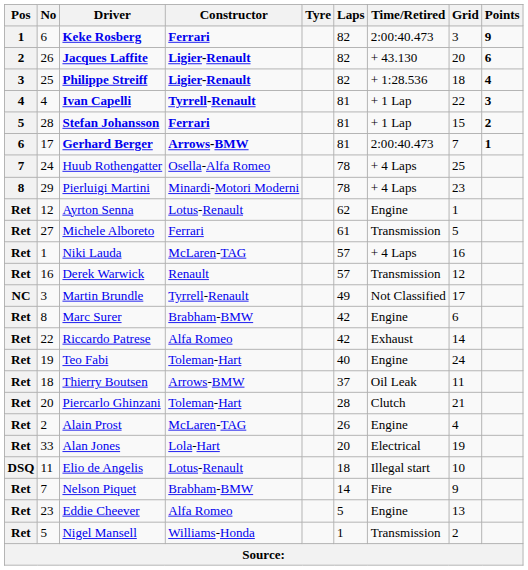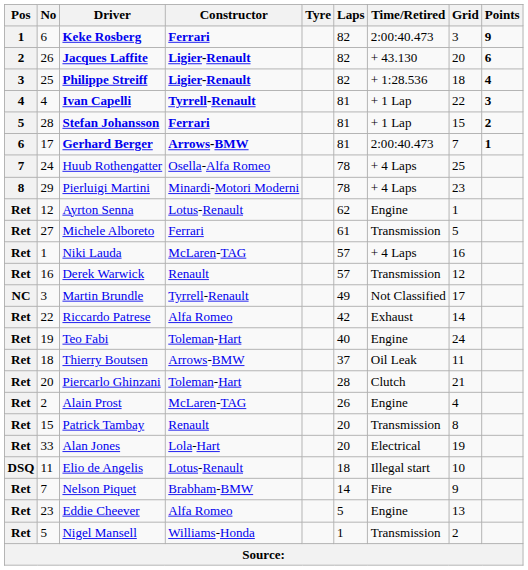- row: (92, 317)
+ row: (103, 424)
